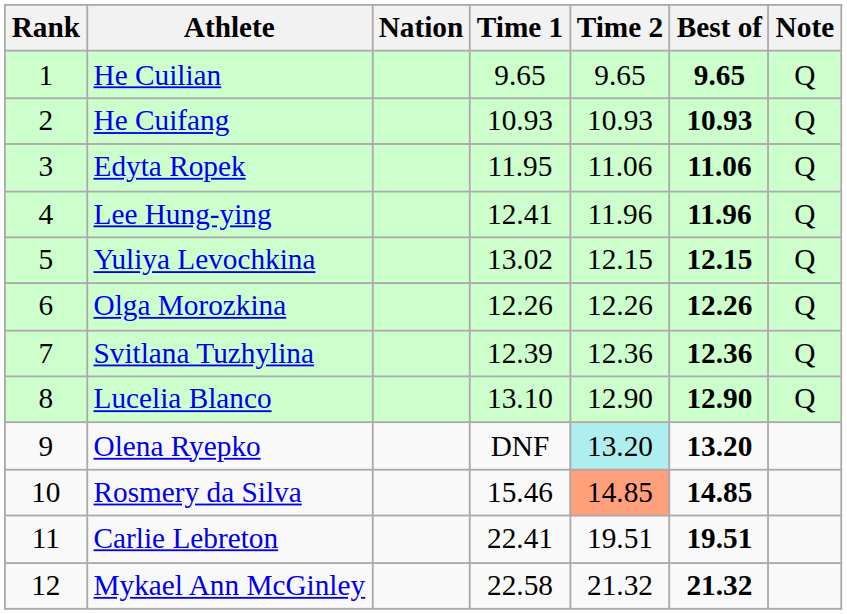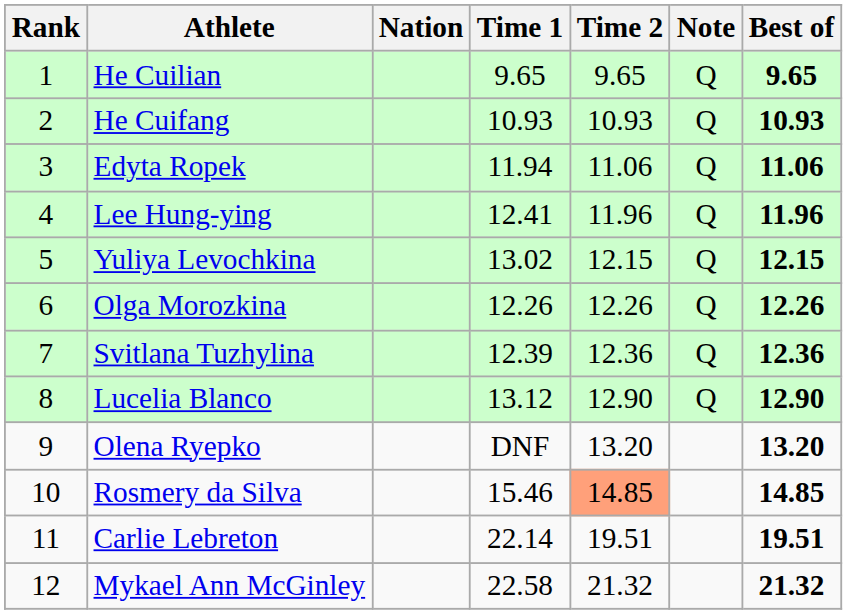columns swapped: (719, 27) <-> (805, 27)
(520, 167) 11.95 -> (520, 167) 11.94
(520, 399) 13.10 -> (520, 399) 13.12
(620, 445) paleturquoise background -> (620, 445) no background
(520, 538) 22.41 -> (520, 538) 22.14
